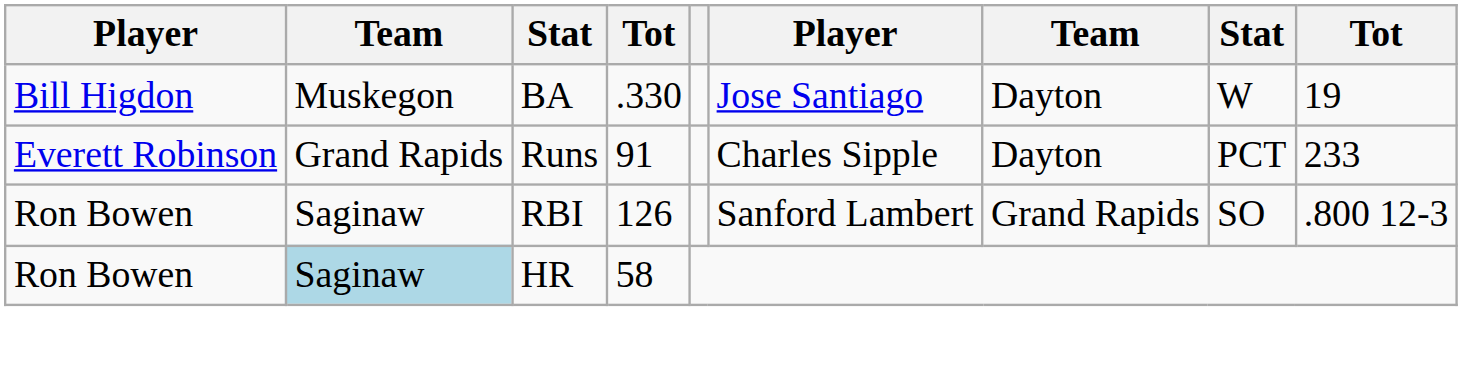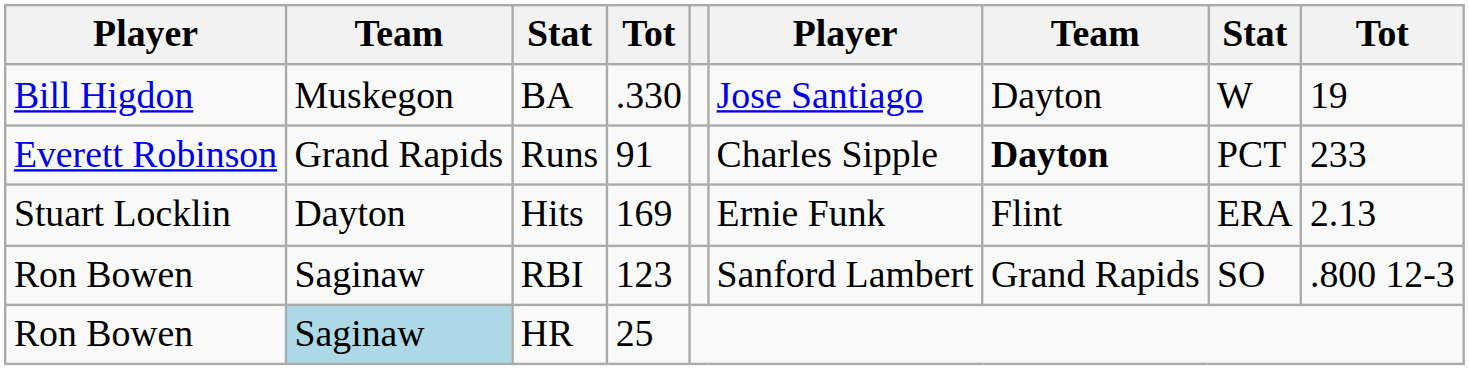(1047, 154) normal -> (1050, 154) bold
+ row: (552, 214)
(644, 214) 126 -> (644, 273) 123
(635, 273) 58 -> (635, 333) 25
